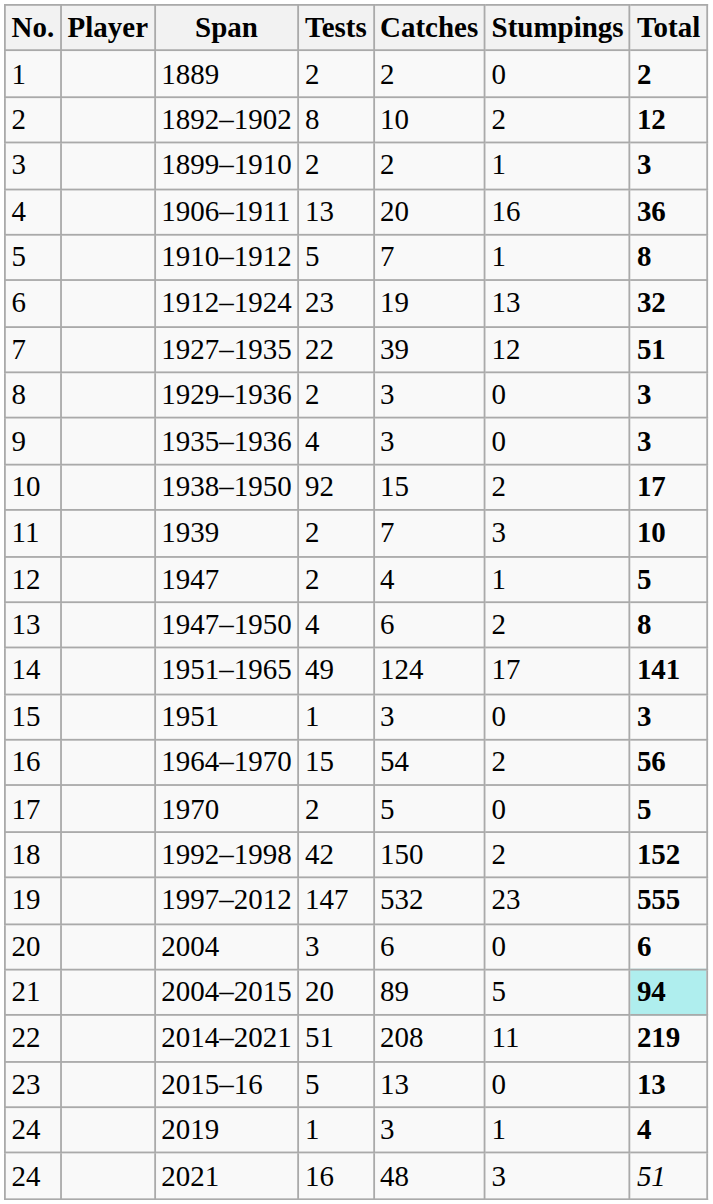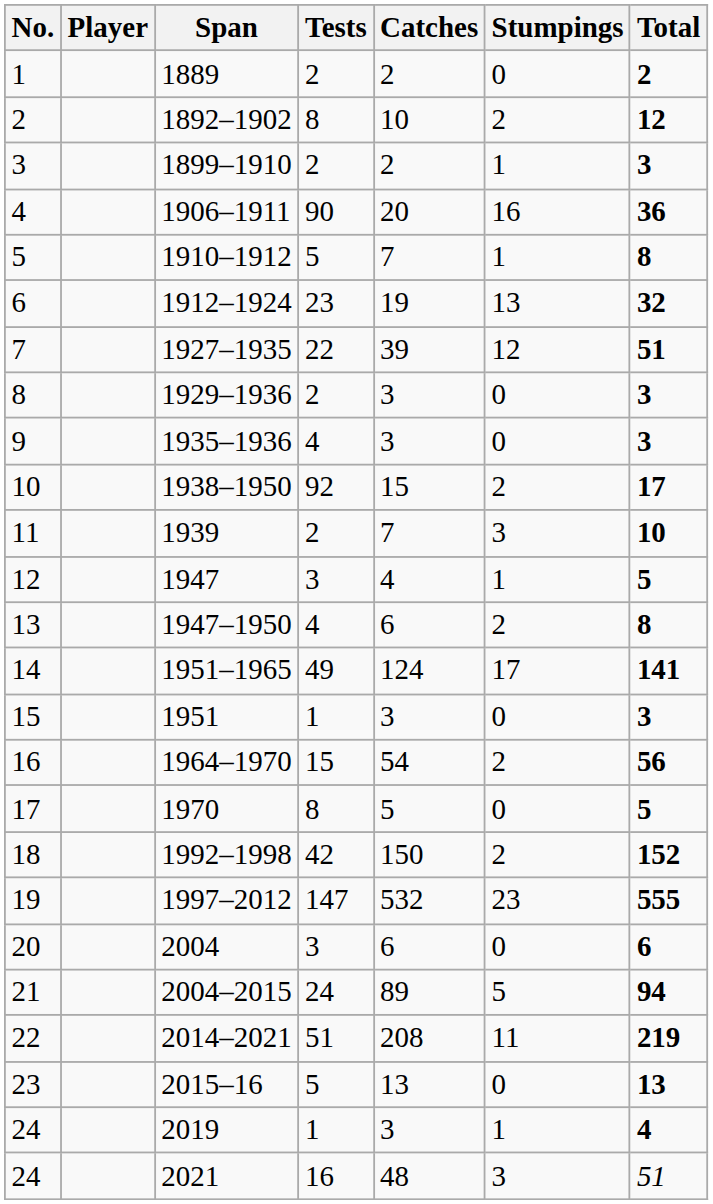(319, 211) 13 -> (319, 211) 90
(312, 578) 2 -> (312, 578) 3
(312, 808) 2 -> (312, 808) 8
(319, 991) 20 -> (319, 991) 24
(651, 991) paleturquoise background -> (651, 991) no background
